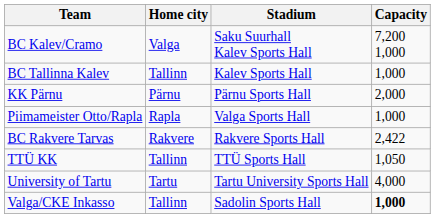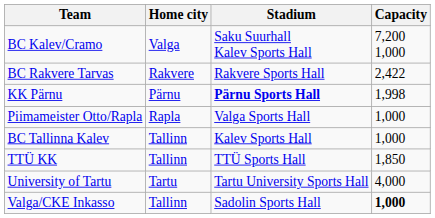rows swapped: (61, 138) <-> (58, 73)
(263, 95) normal -> (267, 95) bold
(390, 95) 2,000 -> (390, 95) 1,998
(390, 159) 1,050 -> (390, 159) 1,850
